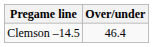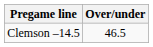(115, 33) 46.4 -> (115, 33) 46.5
